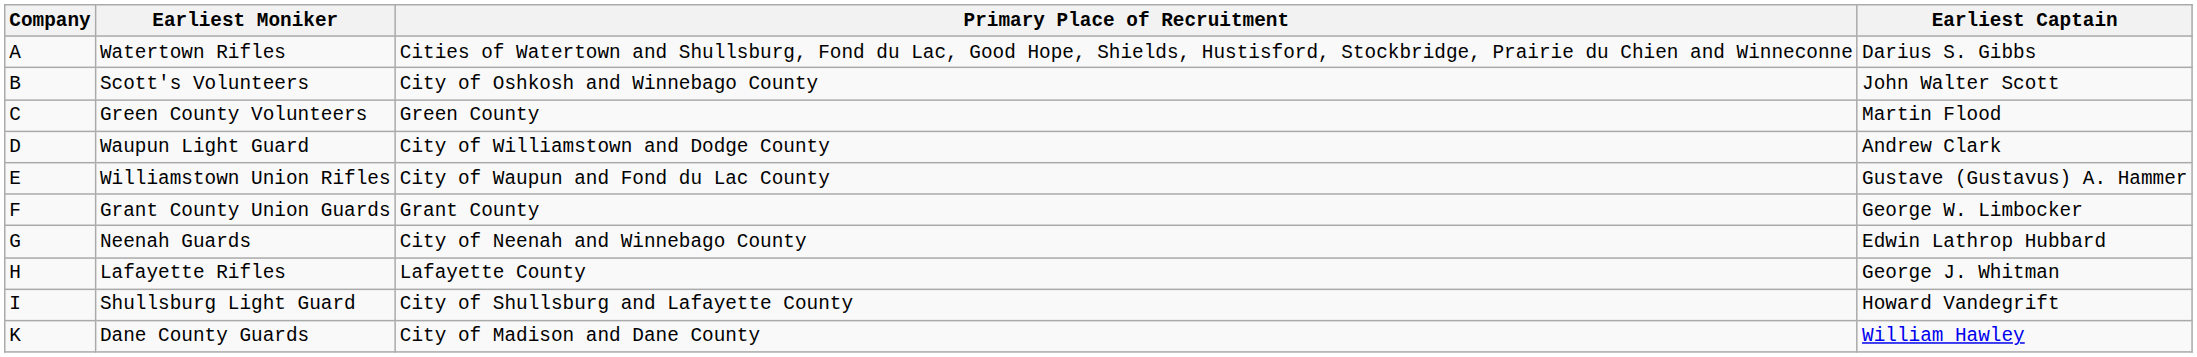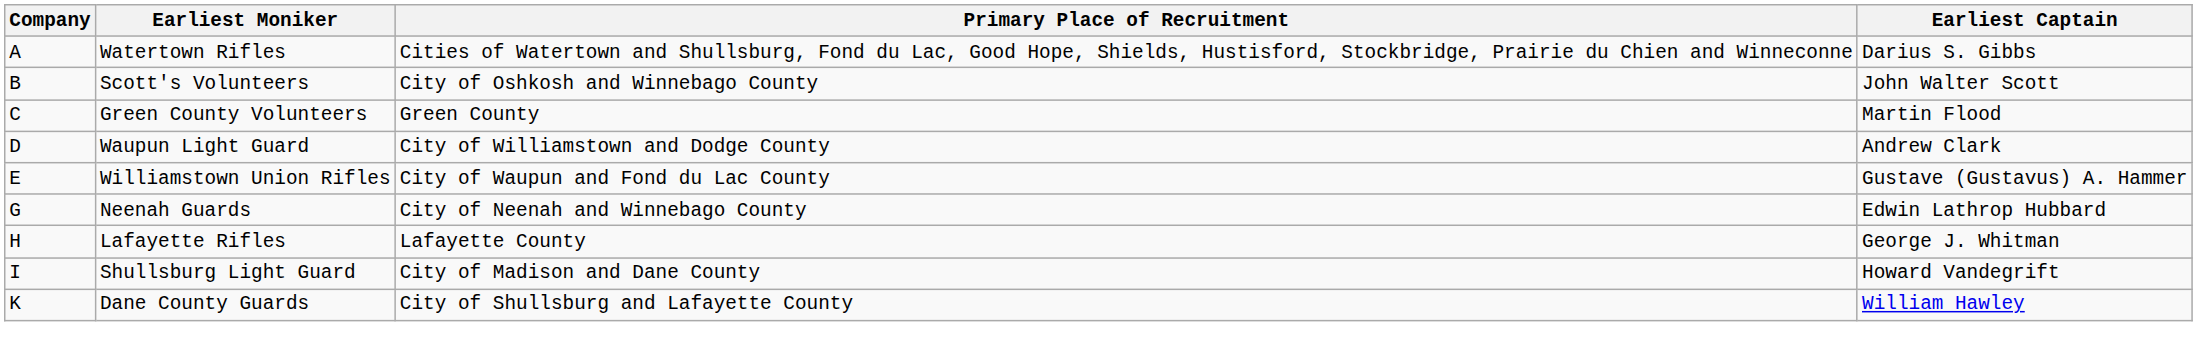- row: (245, 210)
(626, 305) City of Shullsburg and Lafayette County -> (580, 273) City of Madison and Dane County
(580, 336) City of Madison and Dane County -> (626, 305) City of Shullsburg and Lafayette County
